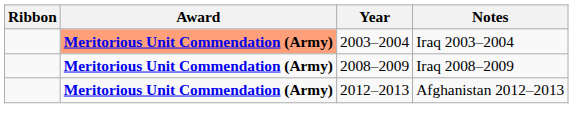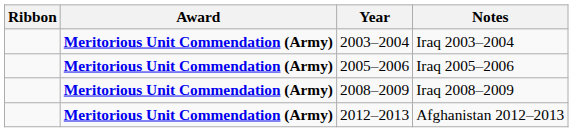(198, 41) lightsalmon background -> (198, 41) no background
+ row: (465, 65)
